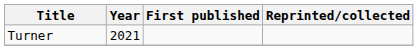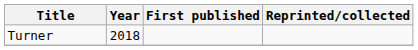(125, 35) 2021 -> (125, 35) 2018
